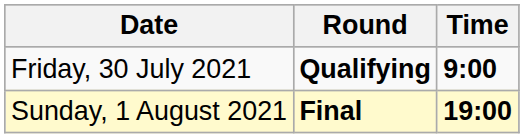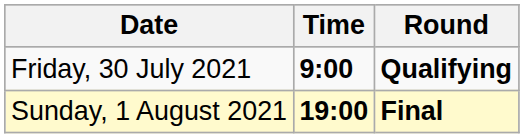columns swapped: (478, 25) <-> (365, 25)
